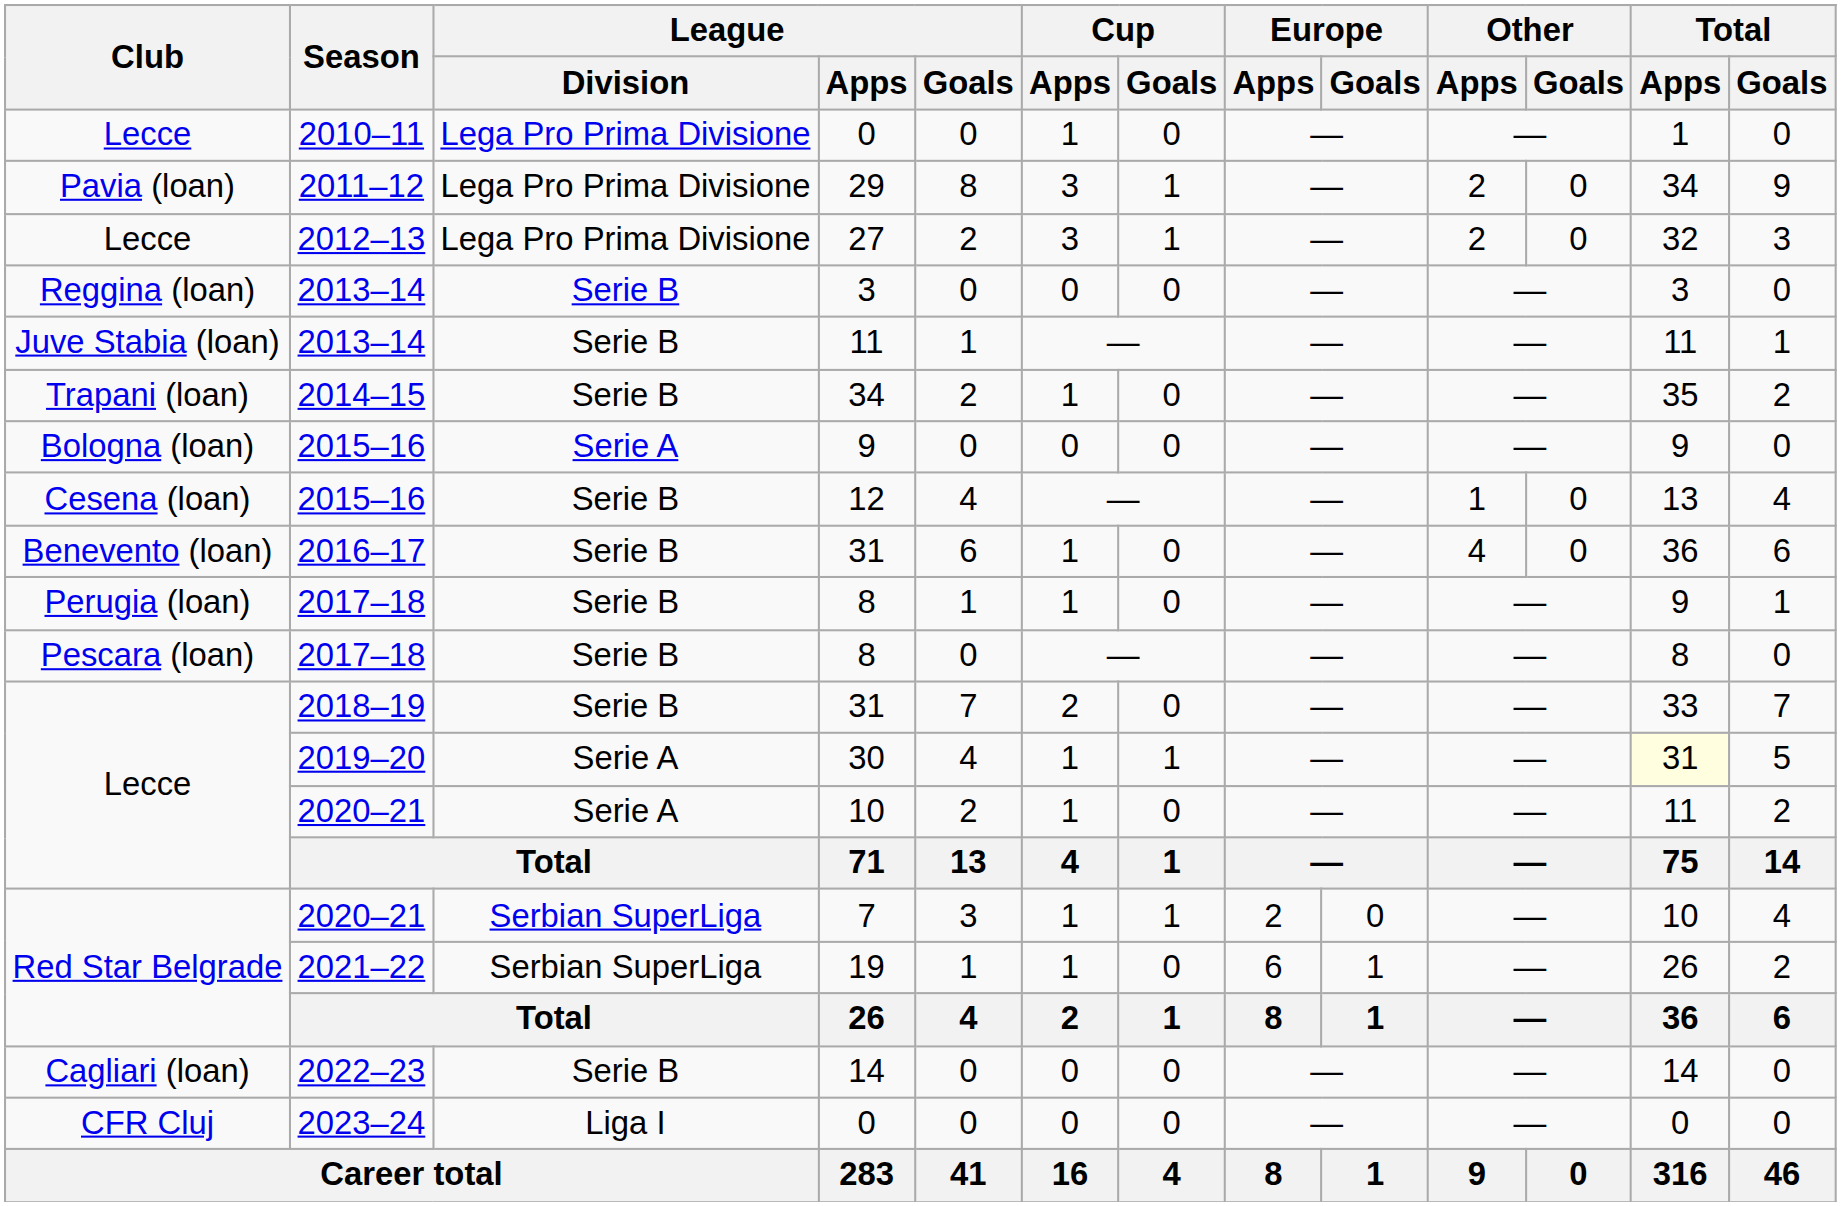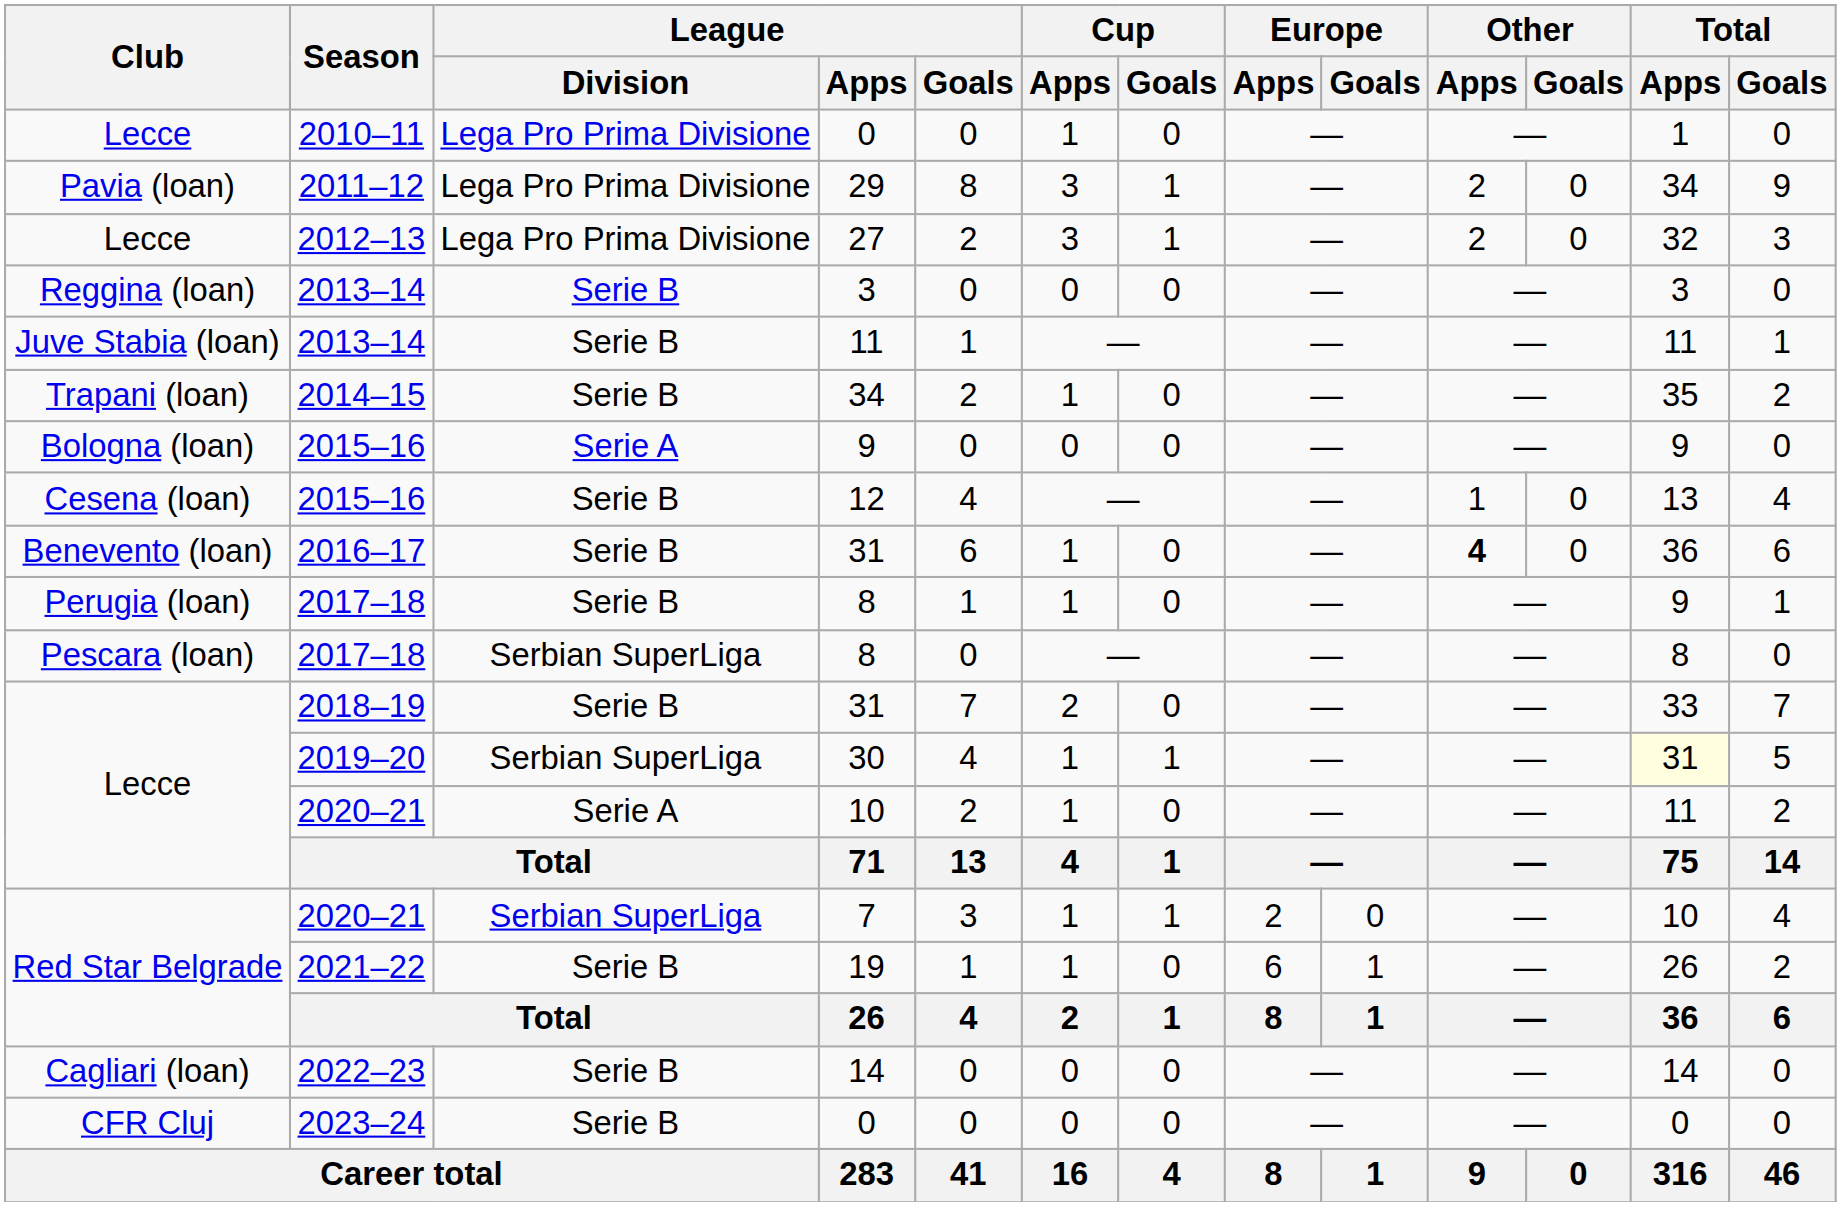(1477, 550) normal -> (1477, 550) bold
(625, 654) Serie B -> (625, 654) Serbian SuperLiga
(625, 758) Serie A -> (625, 758) Serbian SuperLiga
(625, 966) Serbian SuperLiga -> (625, 966) Serie B
(625, 1122) Liga I -> (625, 1122) Serie B
